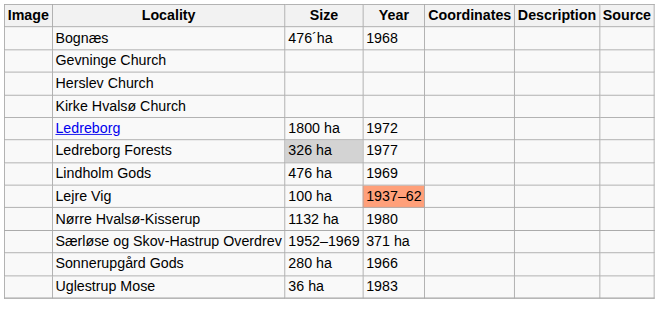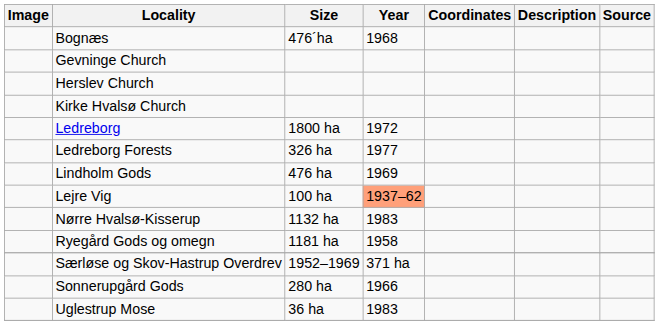(310, 151) lightgrey background -> (310, 151) no background
(382, 219) 1980 -> (382, 219) 1983
+ row: (135, 241)
